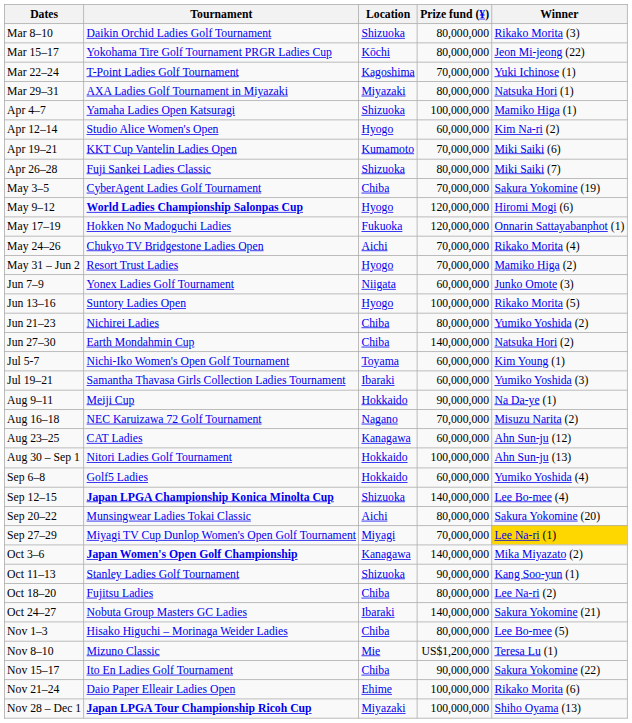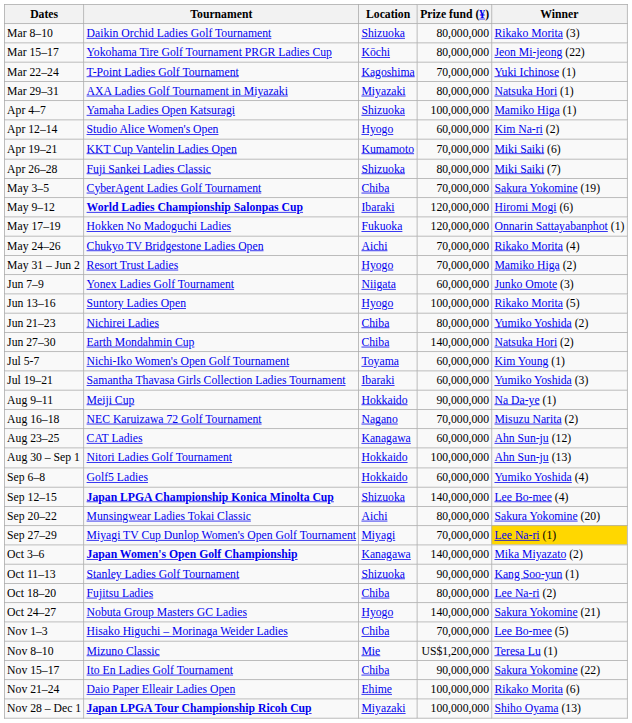(377, 207) Hyogo -> (378, 207) Ibaraki
(378, 612) Ibaraki -> (377, 612) Hyogo
(463, 631) 80,000,000 -> (463, 631) 70,000,000
